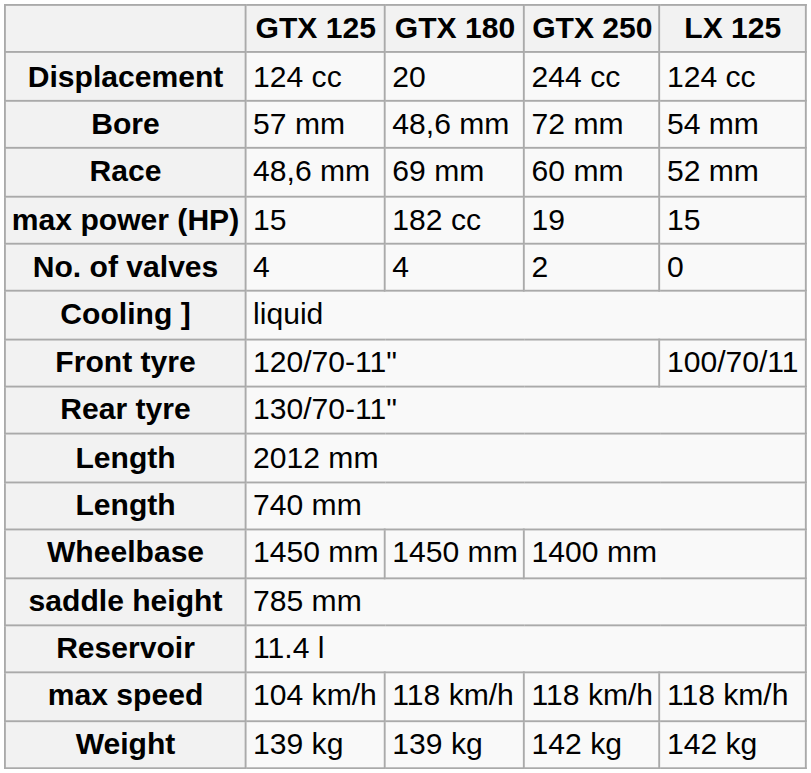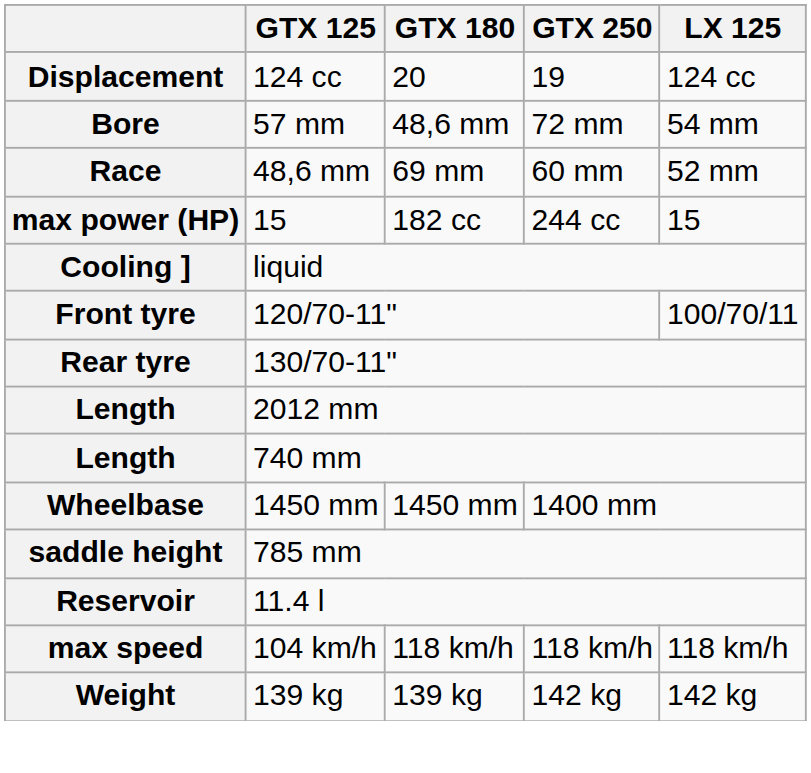(576, 76) 244 cc -> (548, 76) 19
(548, 219) 19 -> (576, 219) 244 cc
- row: (126, 266)
